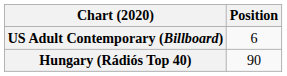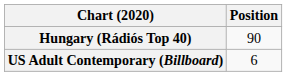rows swapped: (115, 60) <-> (115, 37)
